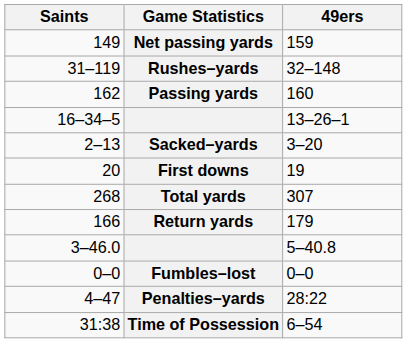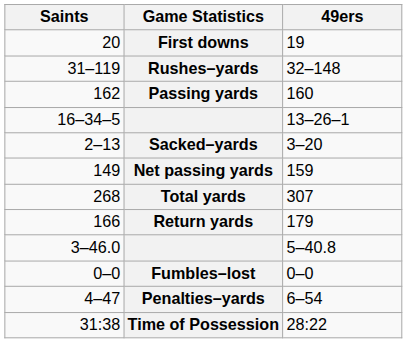rows swapped: (111, 171) <-> (107, 42)
(307, 299) 28:22 -> (304, 299) 6–54
(304, 324) 6–54 -> (307, 324) 28:22
